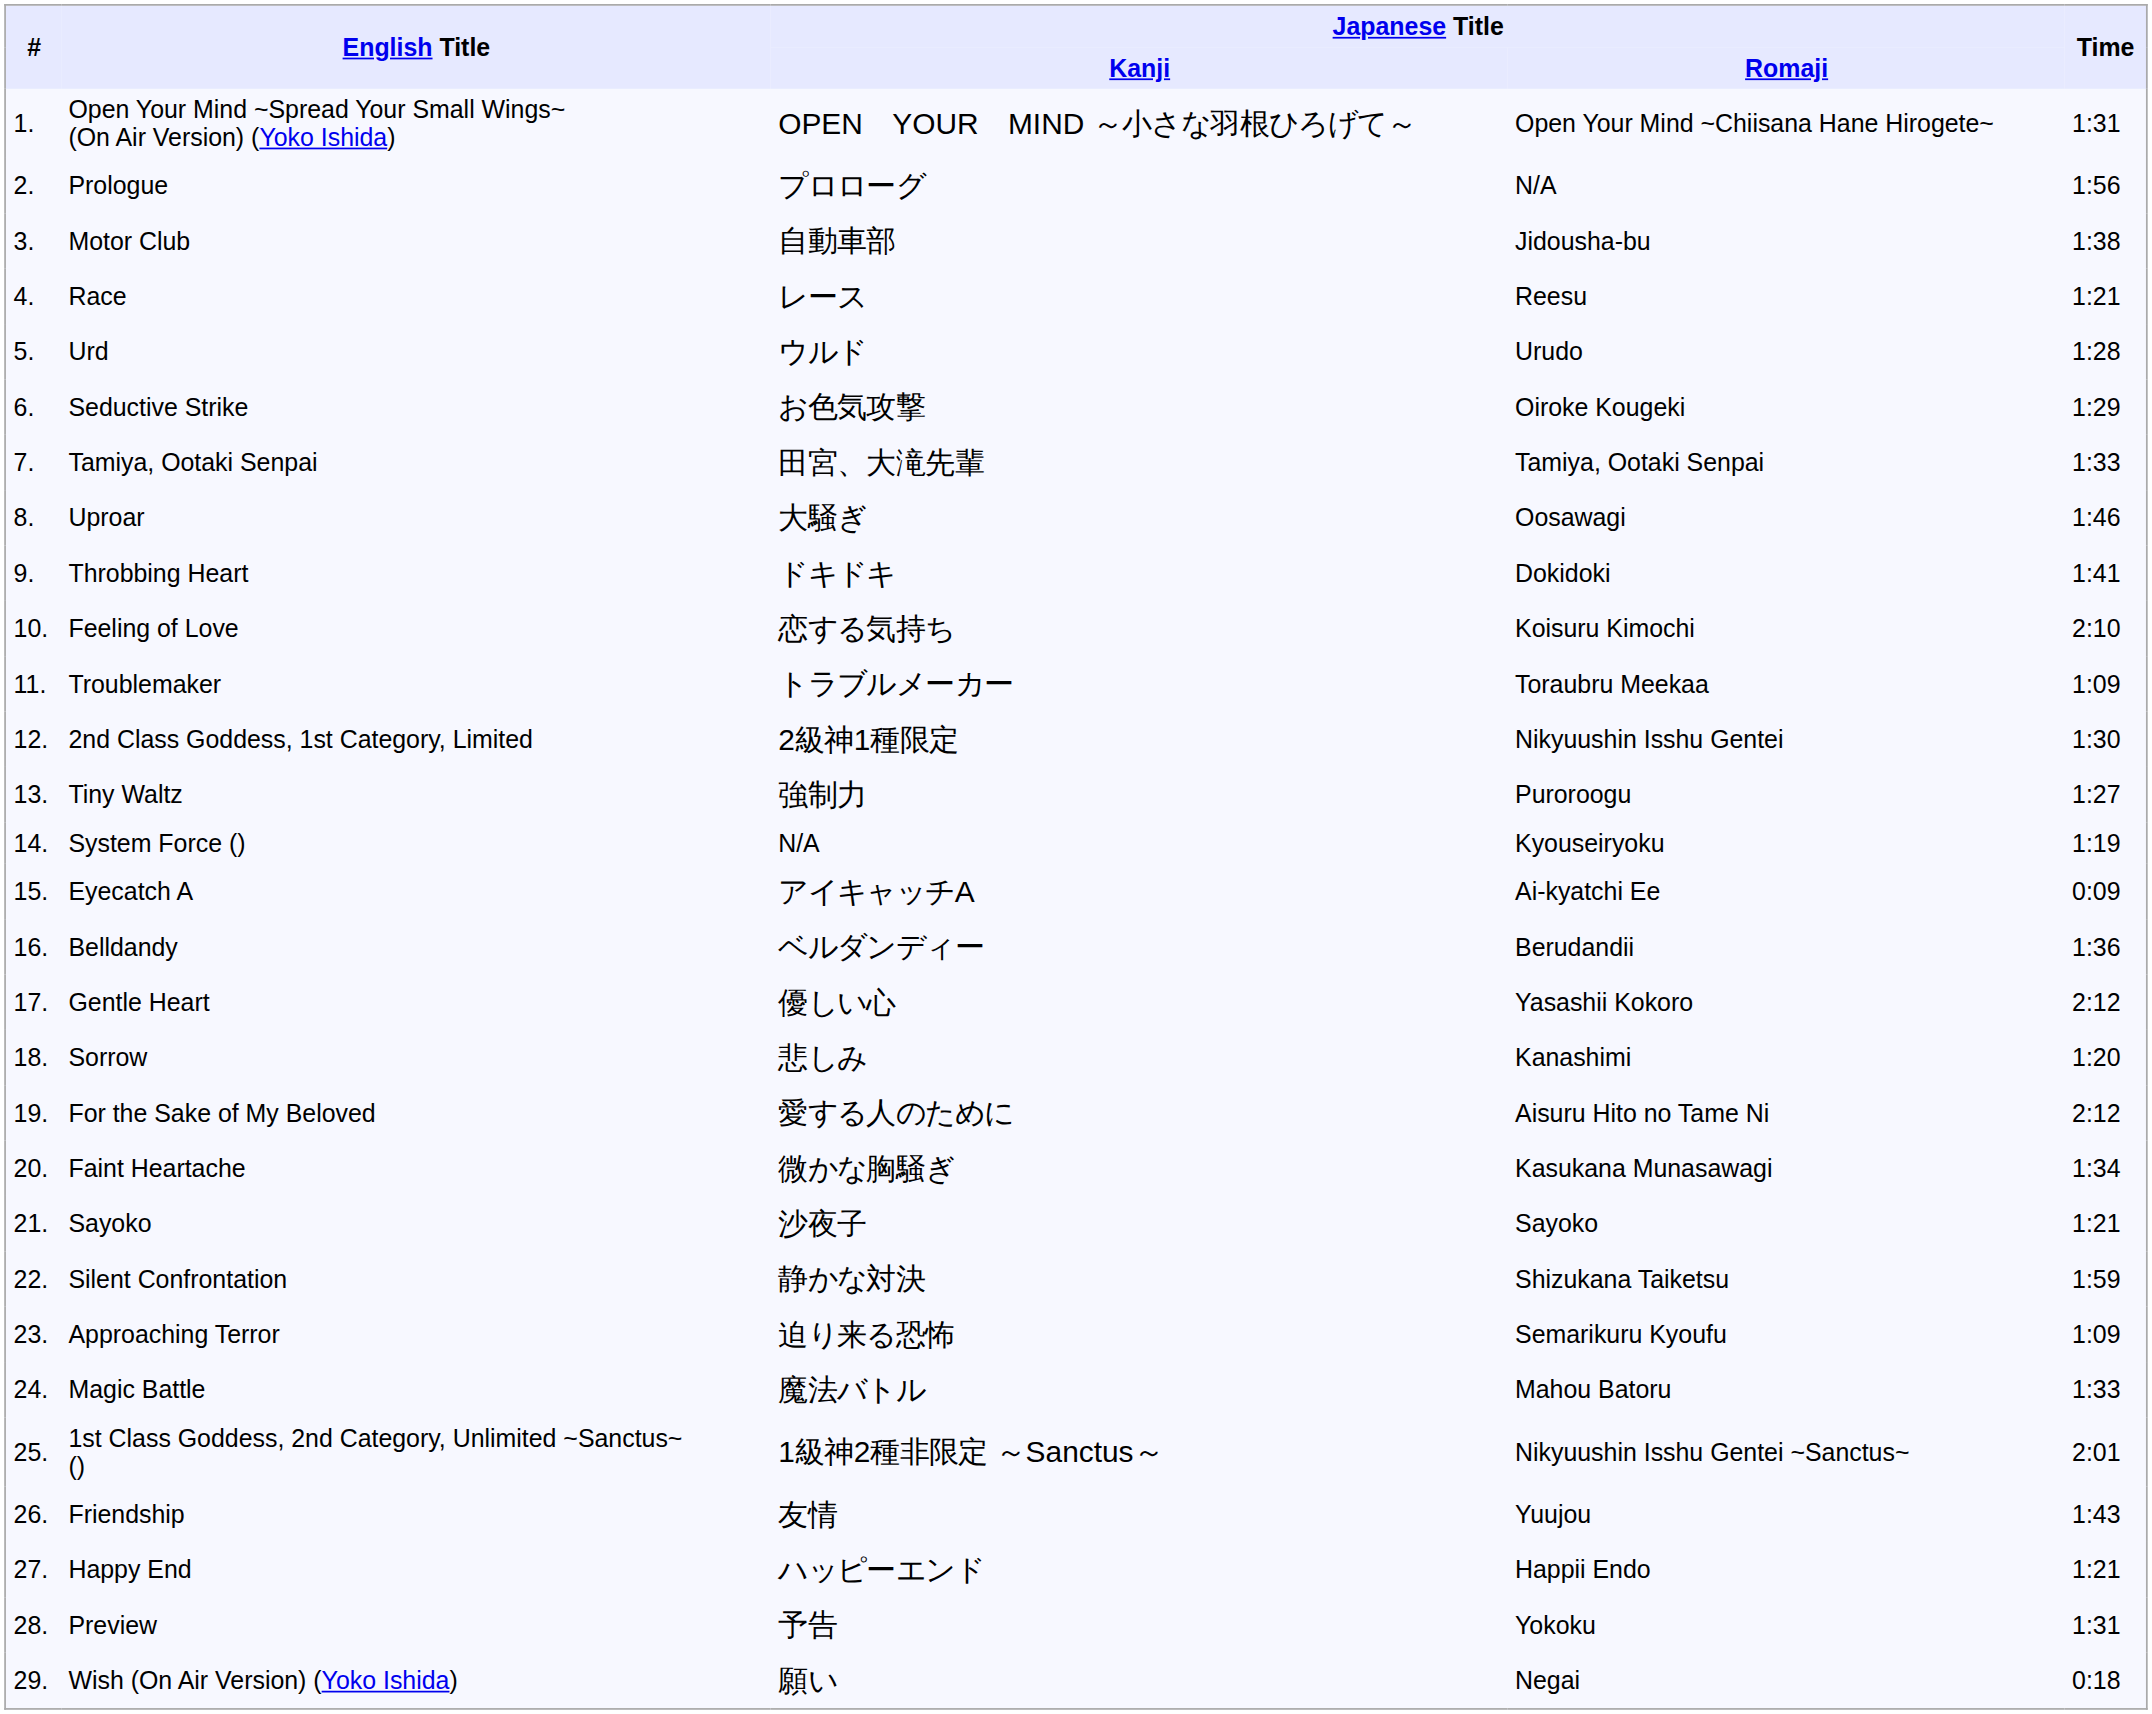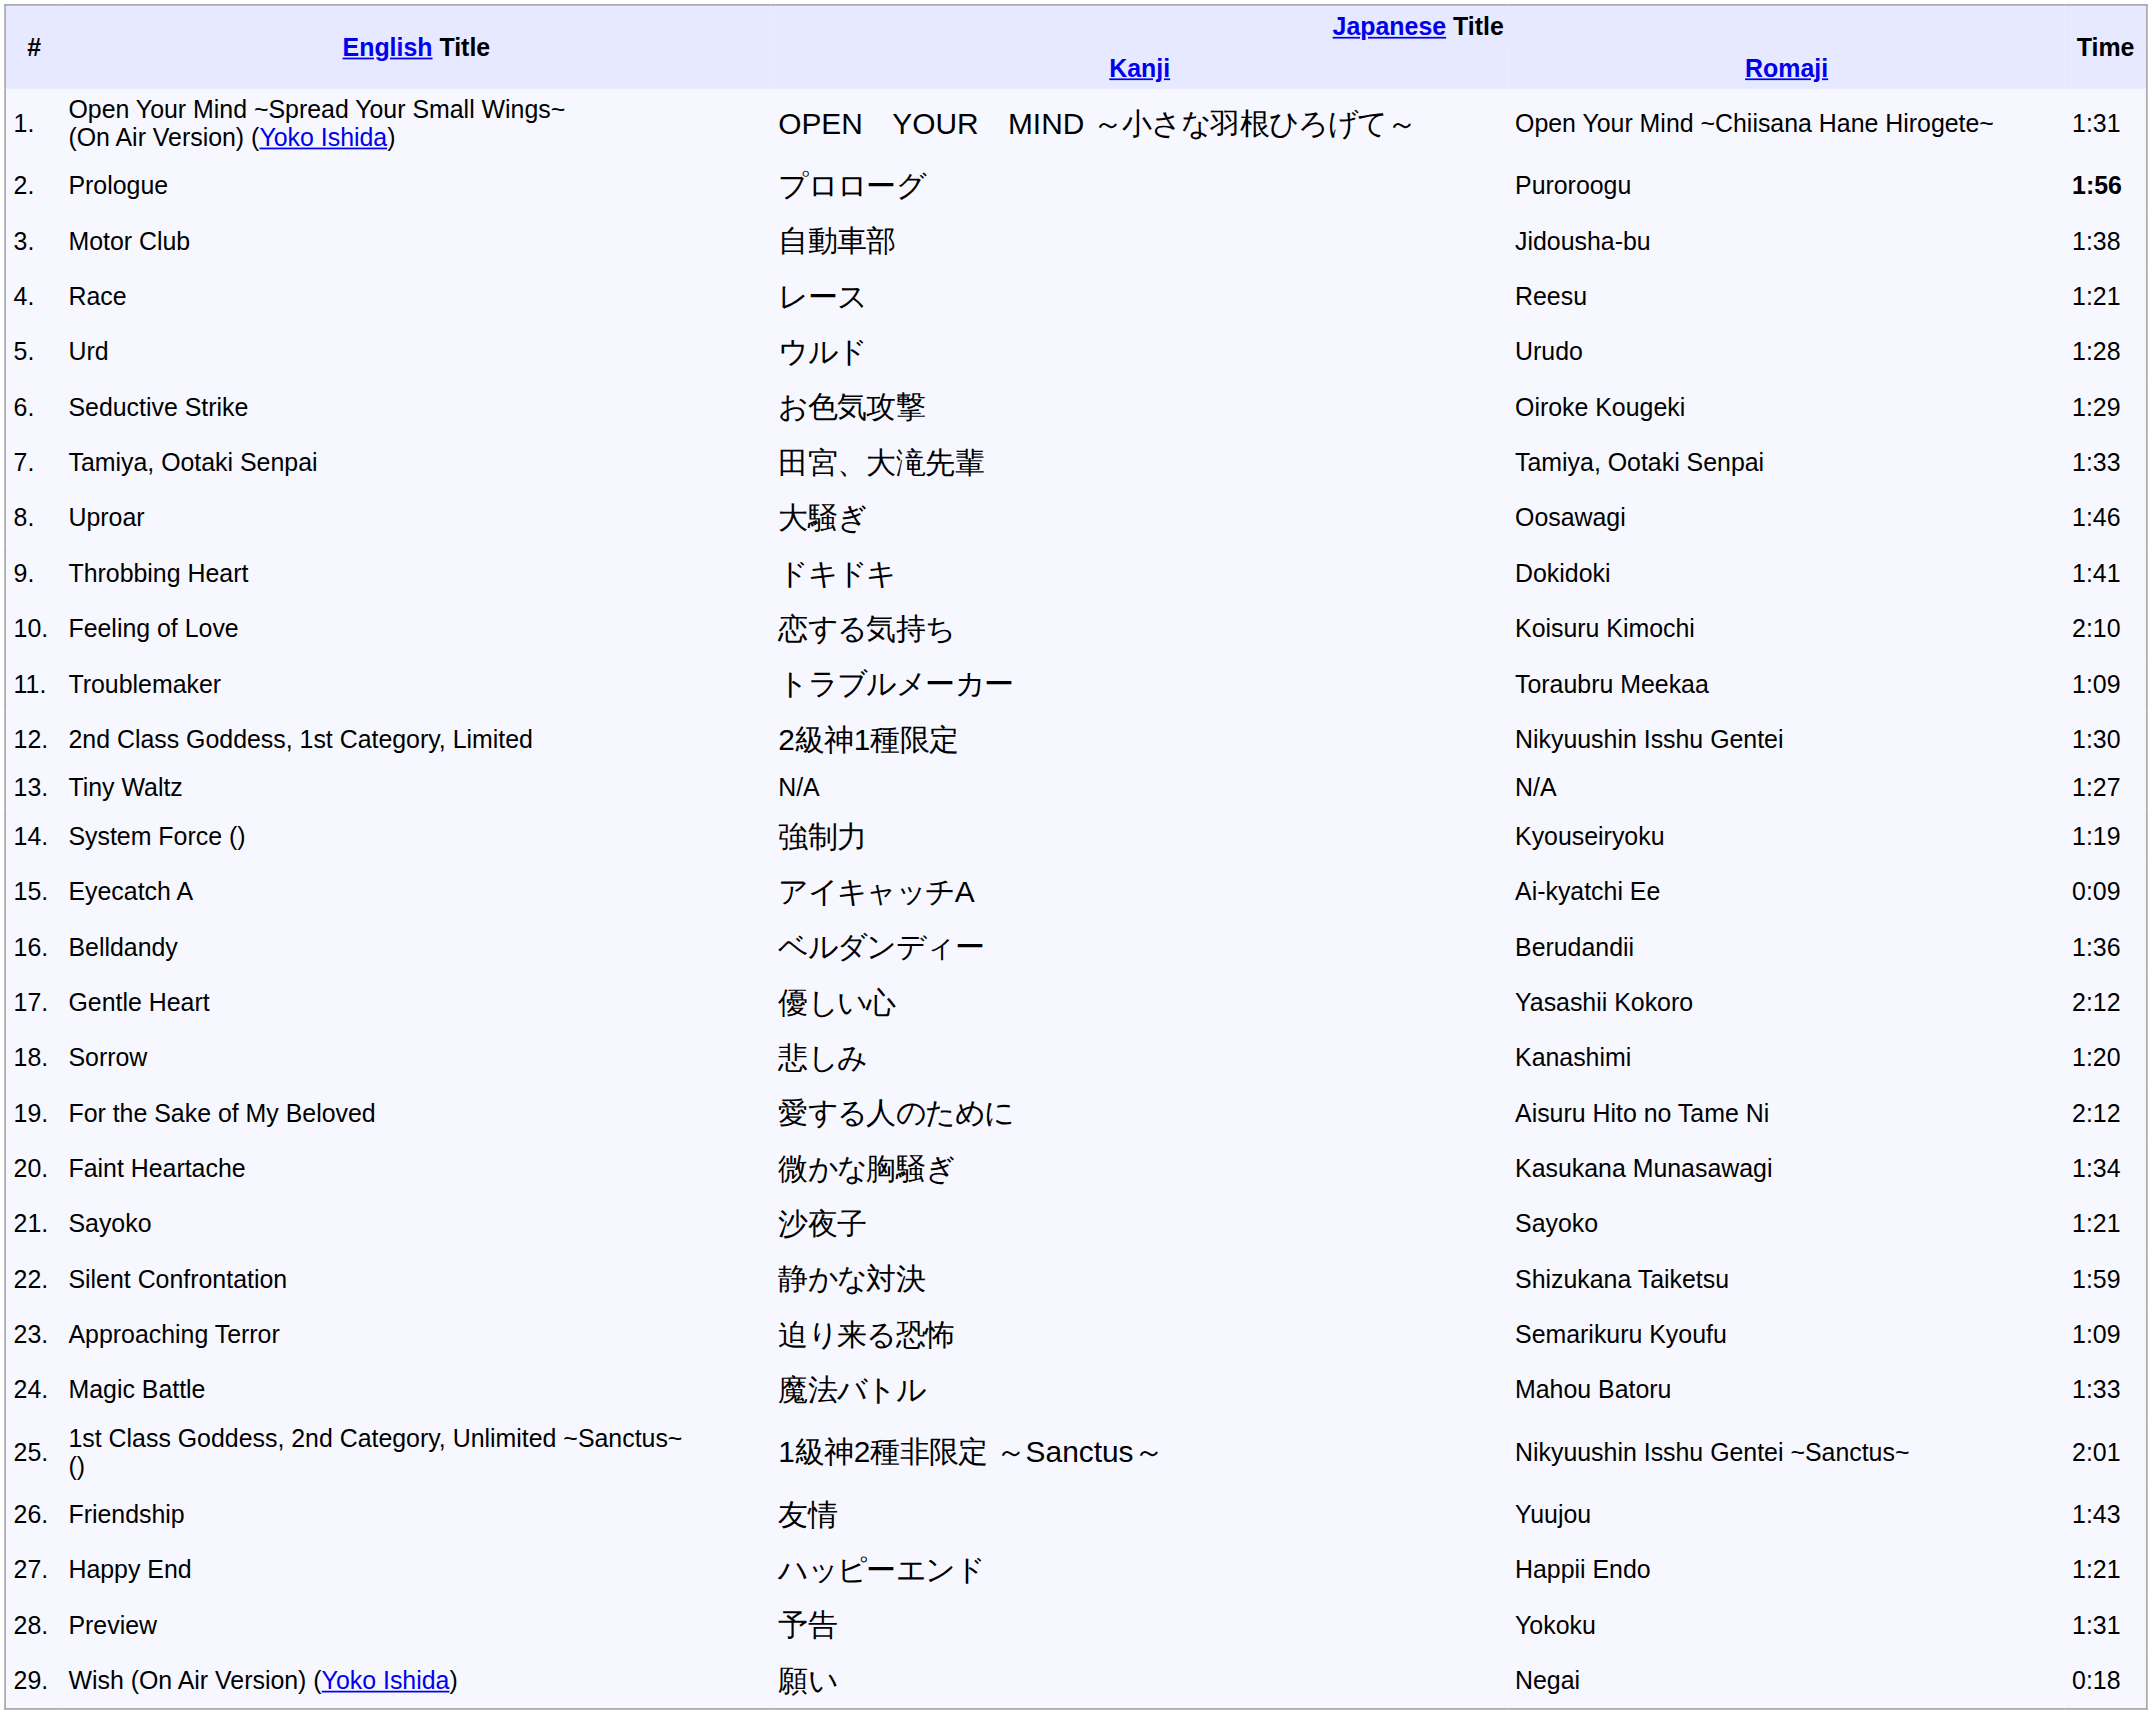(1536, 186) N/A -> (1573, 186) Puroroogu
(2096, 186) normal -> (2097, 186) bold
(822, 795) 強制力 -> (799, 788) N/A
(1573, 795) Puroroogu -> (1536, 788) N/A
(799, 843) N/A -> (822, 836) 強制力
